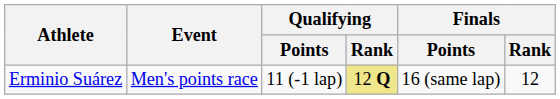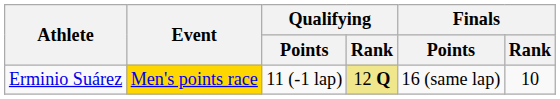(194, 79) no background -> (194, 79) gold background
(530, 79) 12 -> (530, 79) 10
